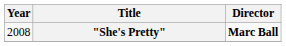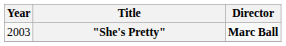(19, 32) 2008 -> (19, 32) 2003
